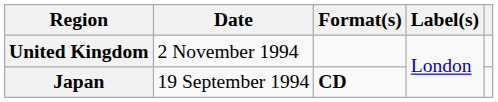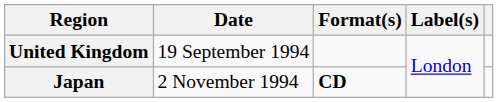(228, 50) 2 November 1994 -> (233, 50) 19 September 1994
(233, 81) 19 September 1994 -> (228, 81) 2 November 1994
